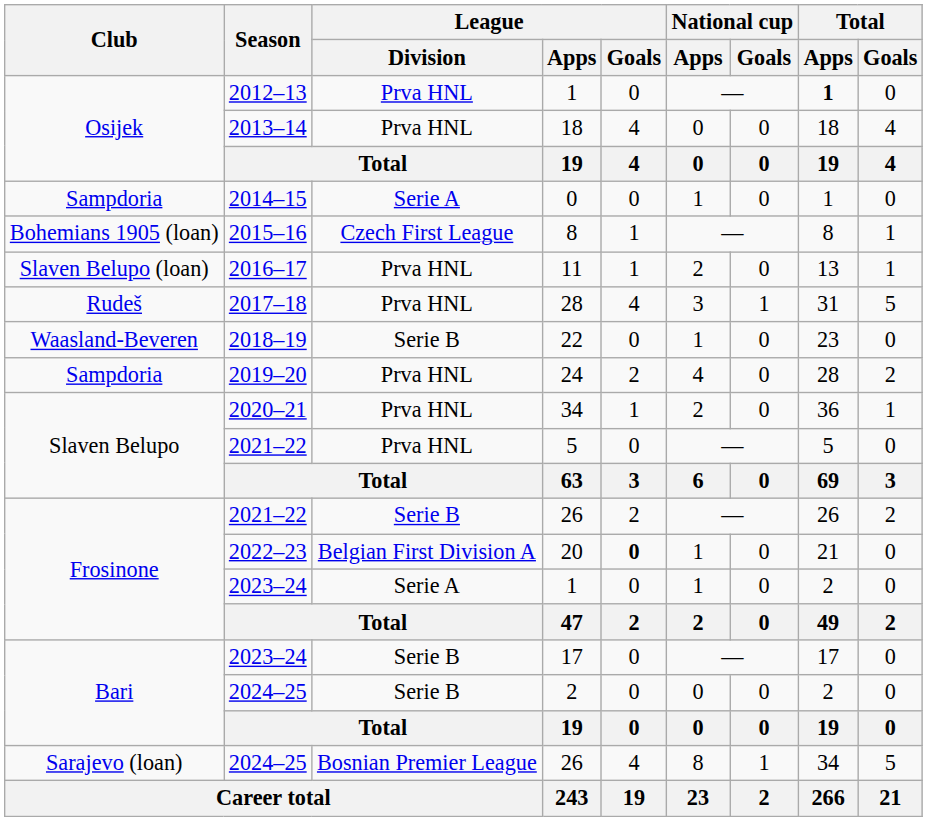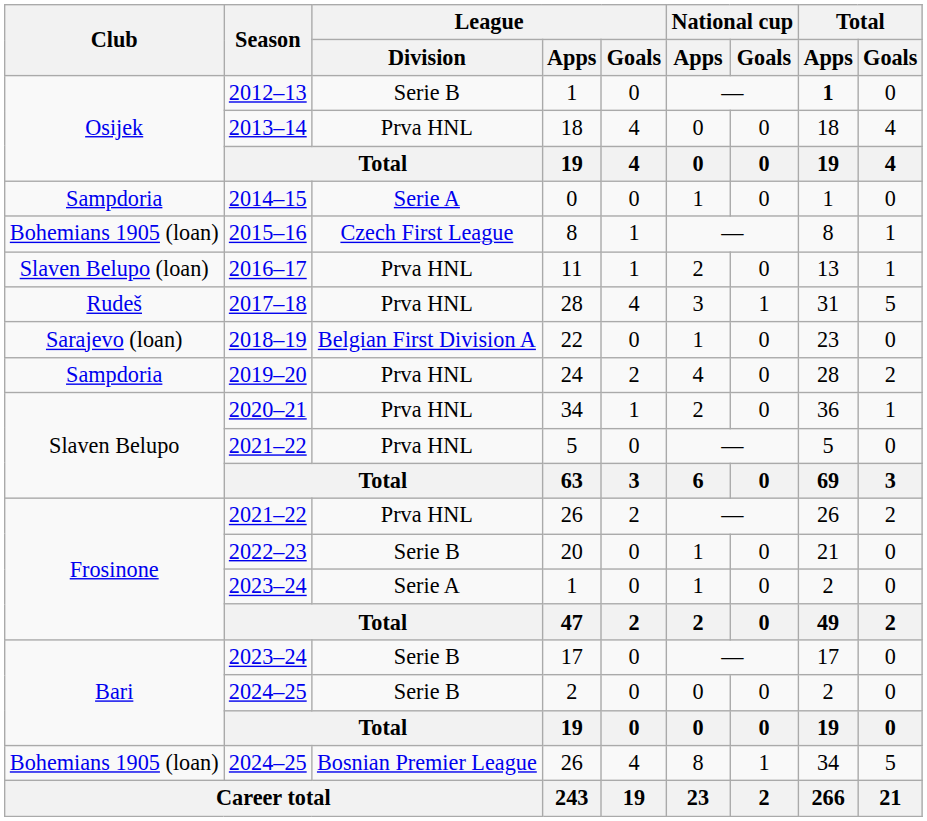(427, 92) Prva HNL -> (427, 92) Serie B
(114, 339) Waasland-Beveren -> (114, 339) Sarajevo (loan)
(427, 339) Serie B -> (427, 339) Belgian First Division A
(427, 515) Serie B -> (427, 515) Prva HNL
(427, 551) Belgian First Division A -> (427, 551) Serie B
(634, 551) bold -> (634, 551) normal
(114, 762) Sarajevo (loan) -> (114, 762) Bohemians 1905 (loan)
